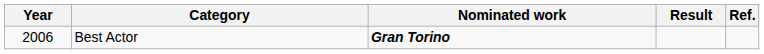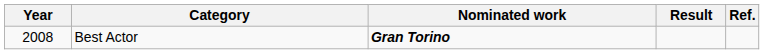(38, 37) 2006 -> (38, 37) 2008
